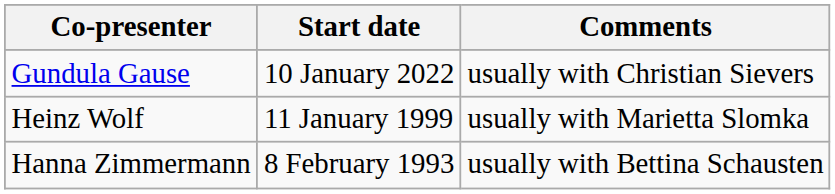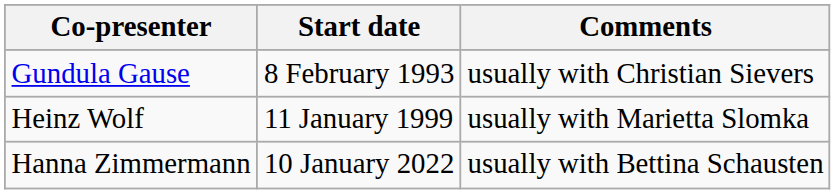(359, 73) 10 January 2022 -> (359, 73) 8 February 1993
(359, 164) 8 February 1993 -> (359, 164) 10 January 2022
